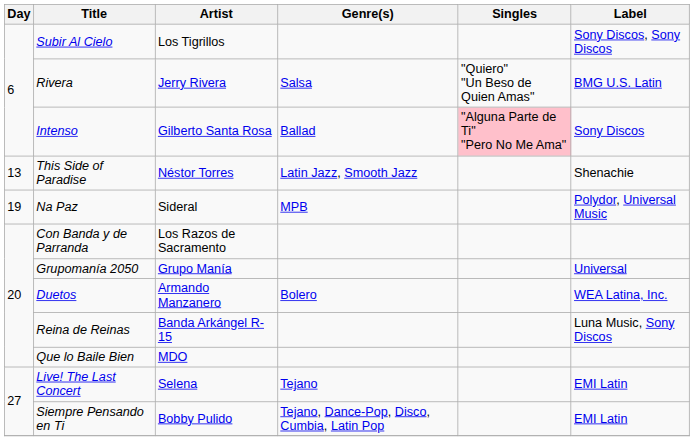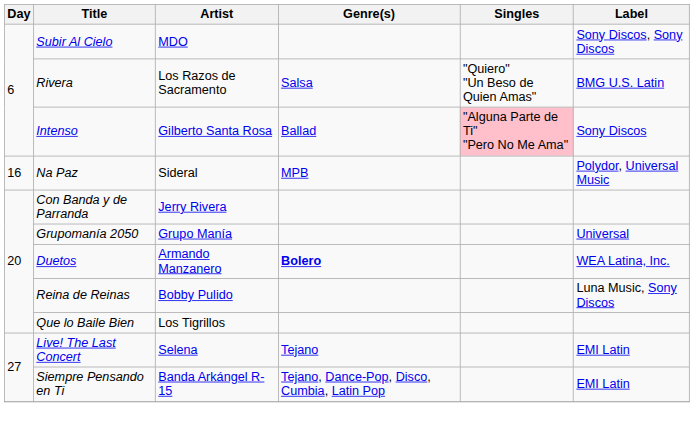(191, 41) Los Tigrillos -> (173, 41) MDO
(192, 83) Jerry Rivera -> (197, 83) Los Razos de Sacramento
- row: (70, 172)
(14, 207) 19 -> (14, 172) 16
(197, 241) Los Razos de Sacramento -> (192, 207) Jerry Rivera
(299, 295) normal -> (301, 261) bold
(211, 330) Banda Arkángel R-15 -> (196, 295) Bobby Pulido
(173, 357) MDO -> (192, 322) Los Tigrillos
(195, 418) Bobby Pulido -> (211, 384) Banda Arkángel R-15
